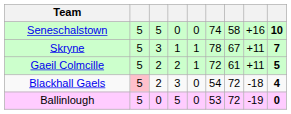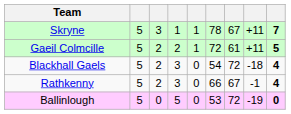- row: (67, 30)
(140, 83) pink background -> (140, 65) no background
+ row: (67, 83)
